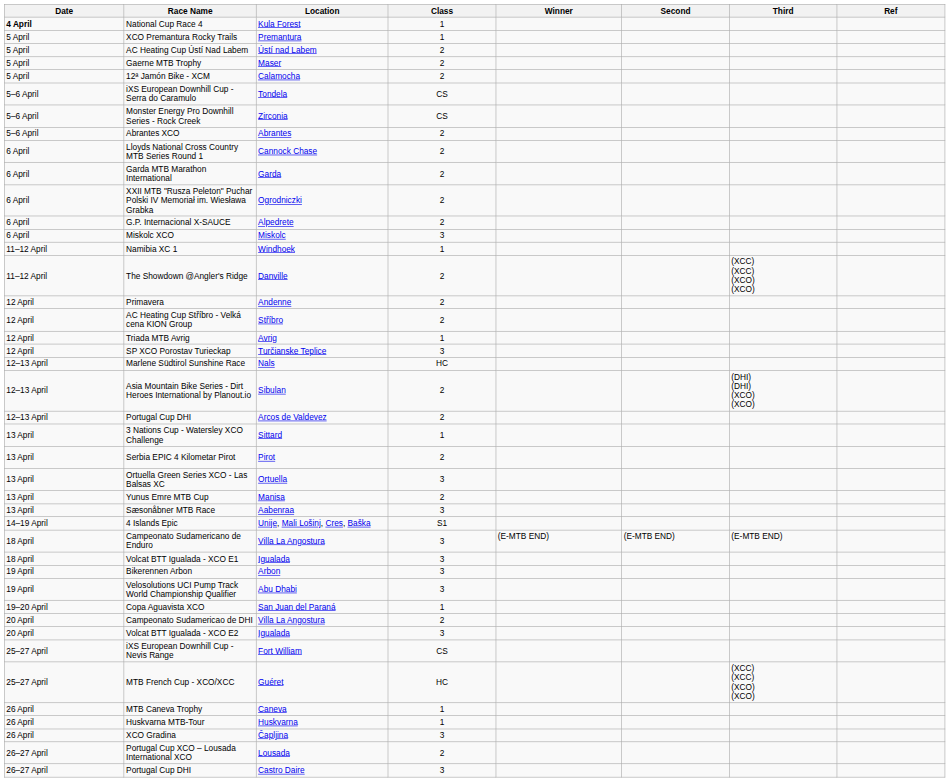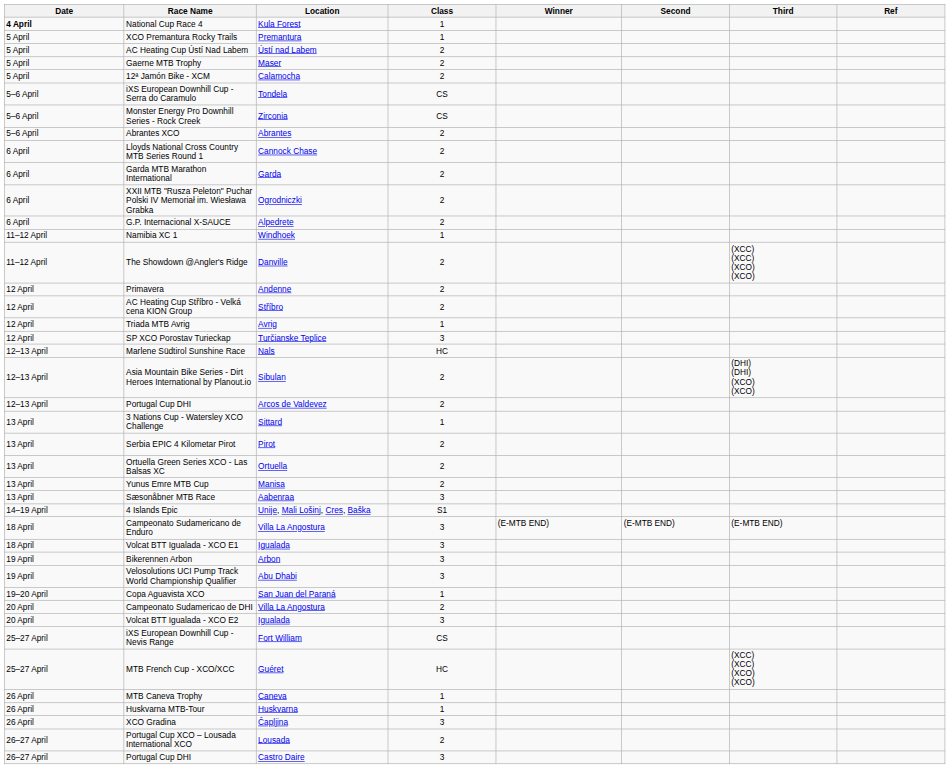- row: (150, 235)
(442, 479) 3 -> (442, 466) 2
